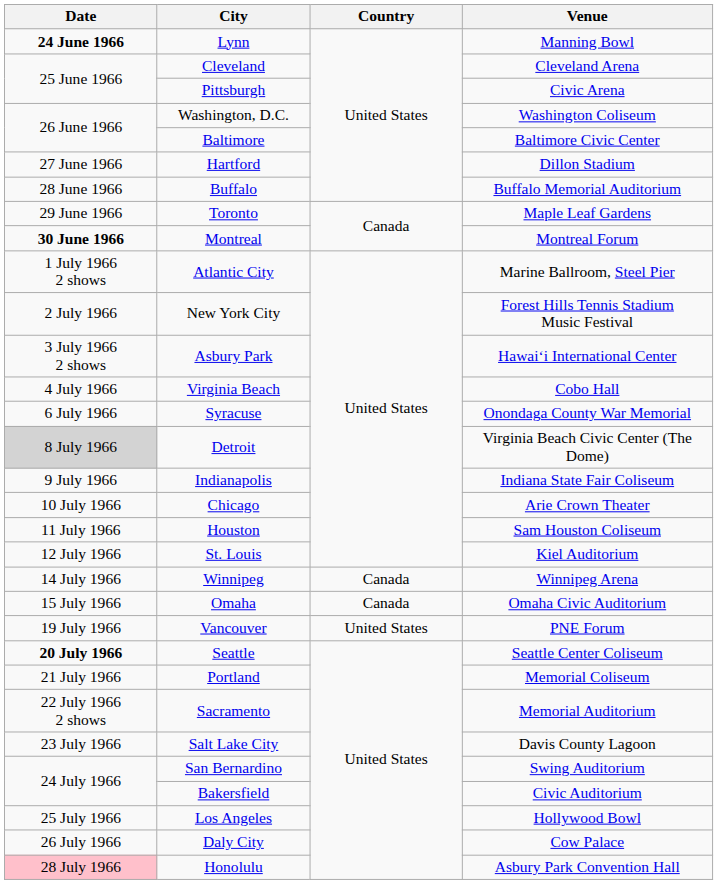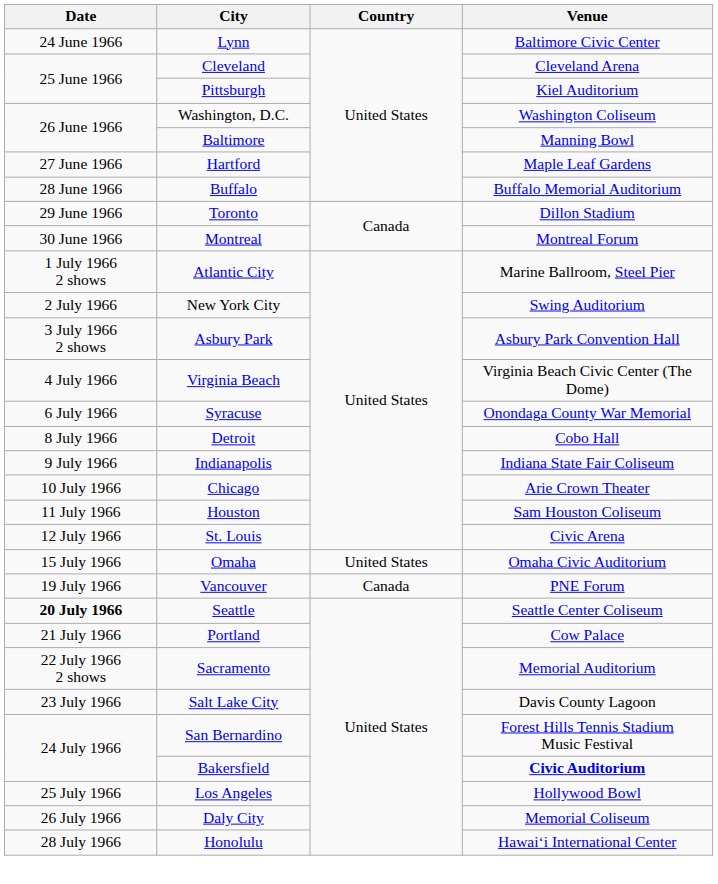(81, 41) bold -> (81, 41) normal
(587, 41) Manning Bowl -> (587, 41) Baltimore Civic Center
(587, 90) Civic Arena -> (587, 90) Kiel Auditorium
(587, 139) Baltimore Civic Center -> (587, 139) Manning Bowl
(587, 164) Dillon Stadium -> (587, 164) Maple Leaf Gardens
(587, 213) Maple Leaf Gardens -> (587, 213) Dillon Stadium
(81, 238) bold -> (81, 238) normal
(587, 313) Forest Hills Tennis Stadium Music Festival -> (587, 305) Swing Auditorium
(587, 355) Hawaiʻi International Center -> (587, 338) Asbury Park Convention Hall
(587, 389) Cobo Hall -> (587, 380) Virginia Beach Civic Center (The Dome)
(81, 447) lightgrey background -> (81, 438) no background
(587, 447) Virginia Beach Civic Center (The Dome) -> (587, 438) Cobo Hall
(587, 554) Kiel Auditorium -> (587, 536) Civic Arena
- row: (233, 578)
(386, 603) Canada -> (386, 561) United States
(386, 628) United States -> (386, 586) Canada
(587, 677) Memorial Coliseum -> (587, 635) Cow Palace
(587, 768) Swing Auditorium -> (587, 735) Forest Hills Tennis Stadium Music Festival
(587, 793) normal -> (587, 768) bold
(587, 842) Cow Palace -> (587, 817) Memorial Coliseum
(81, 867) pink background -> (81, 842) no background
(587, 867) Asbury Park Convention Hall -> (587, 842) Hawaiʻi International Center
